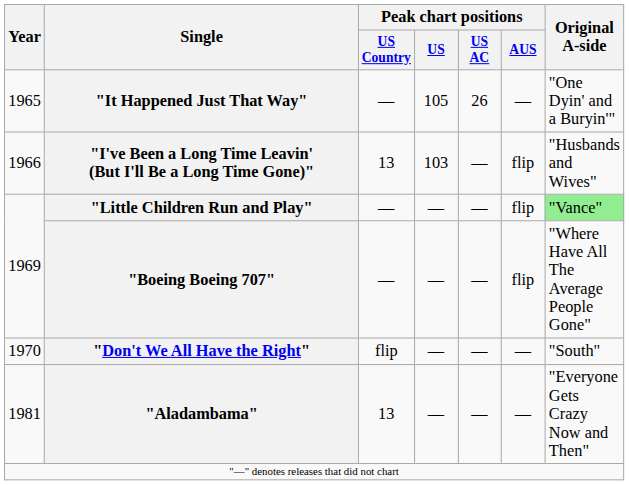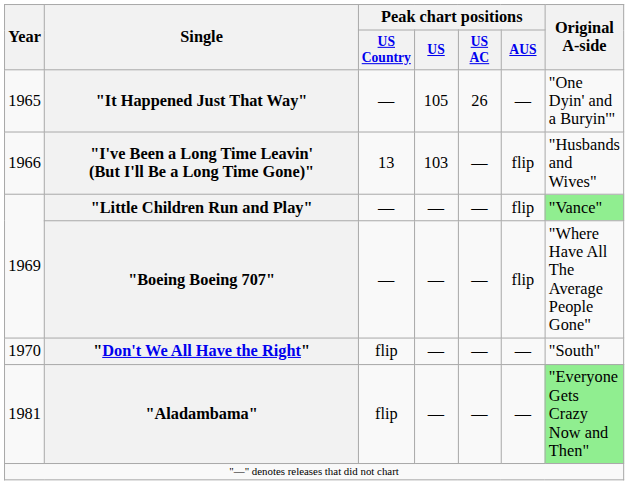(386, 413) 13 -> (386, 413) flip
(583, 413) no background -> (583, 413) lightgreen background
